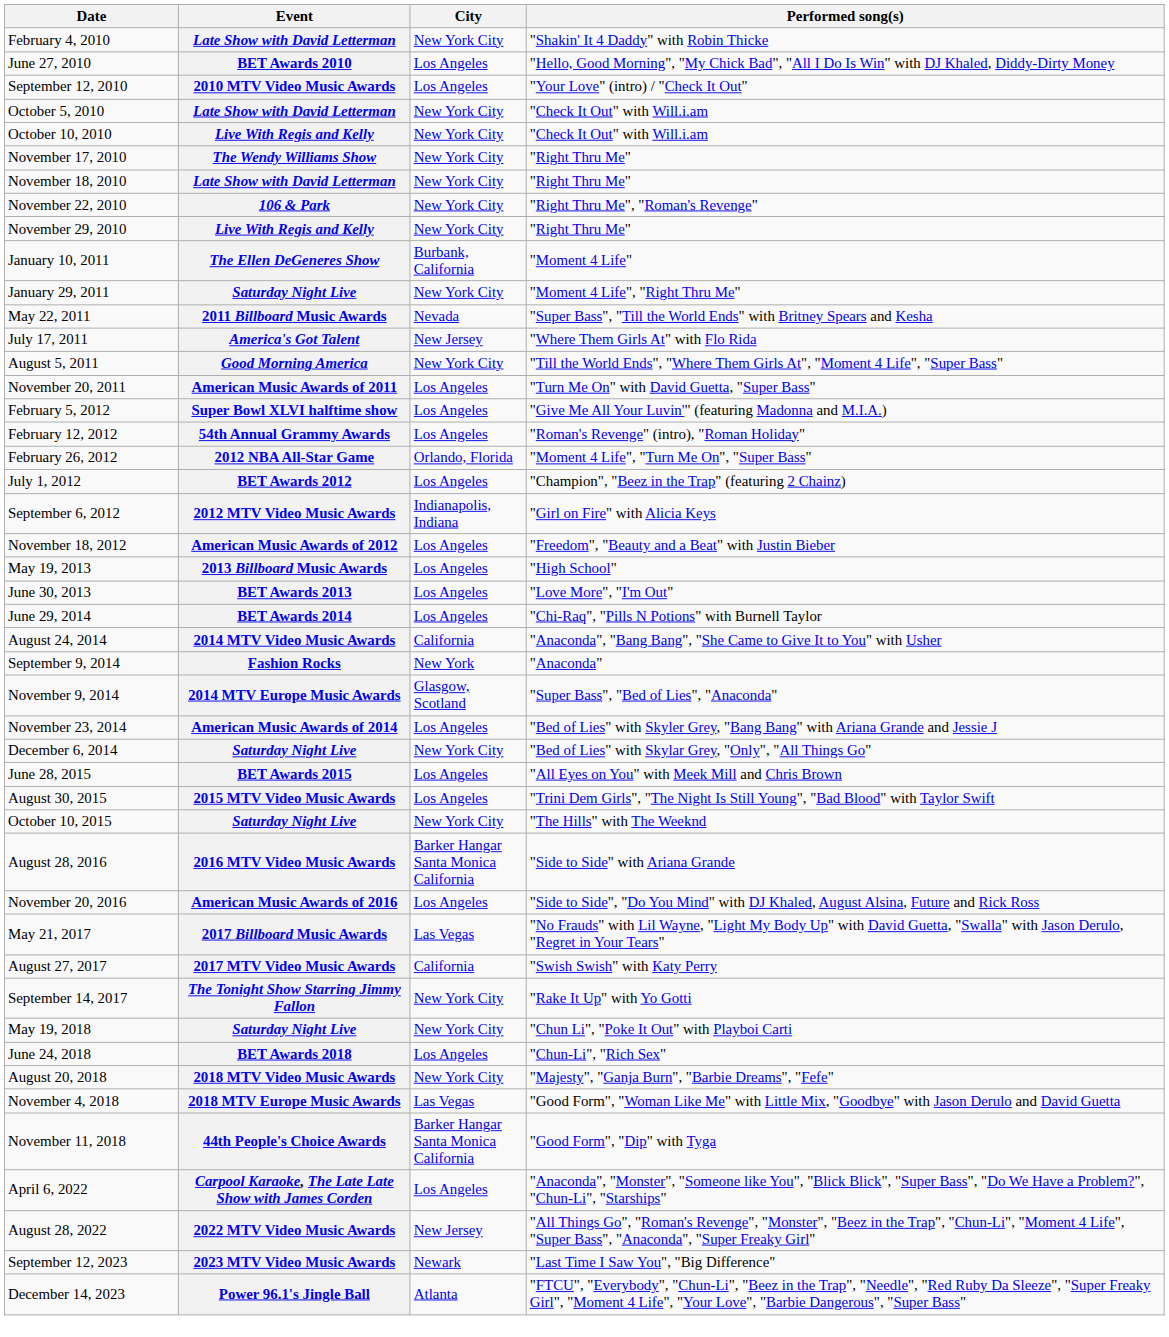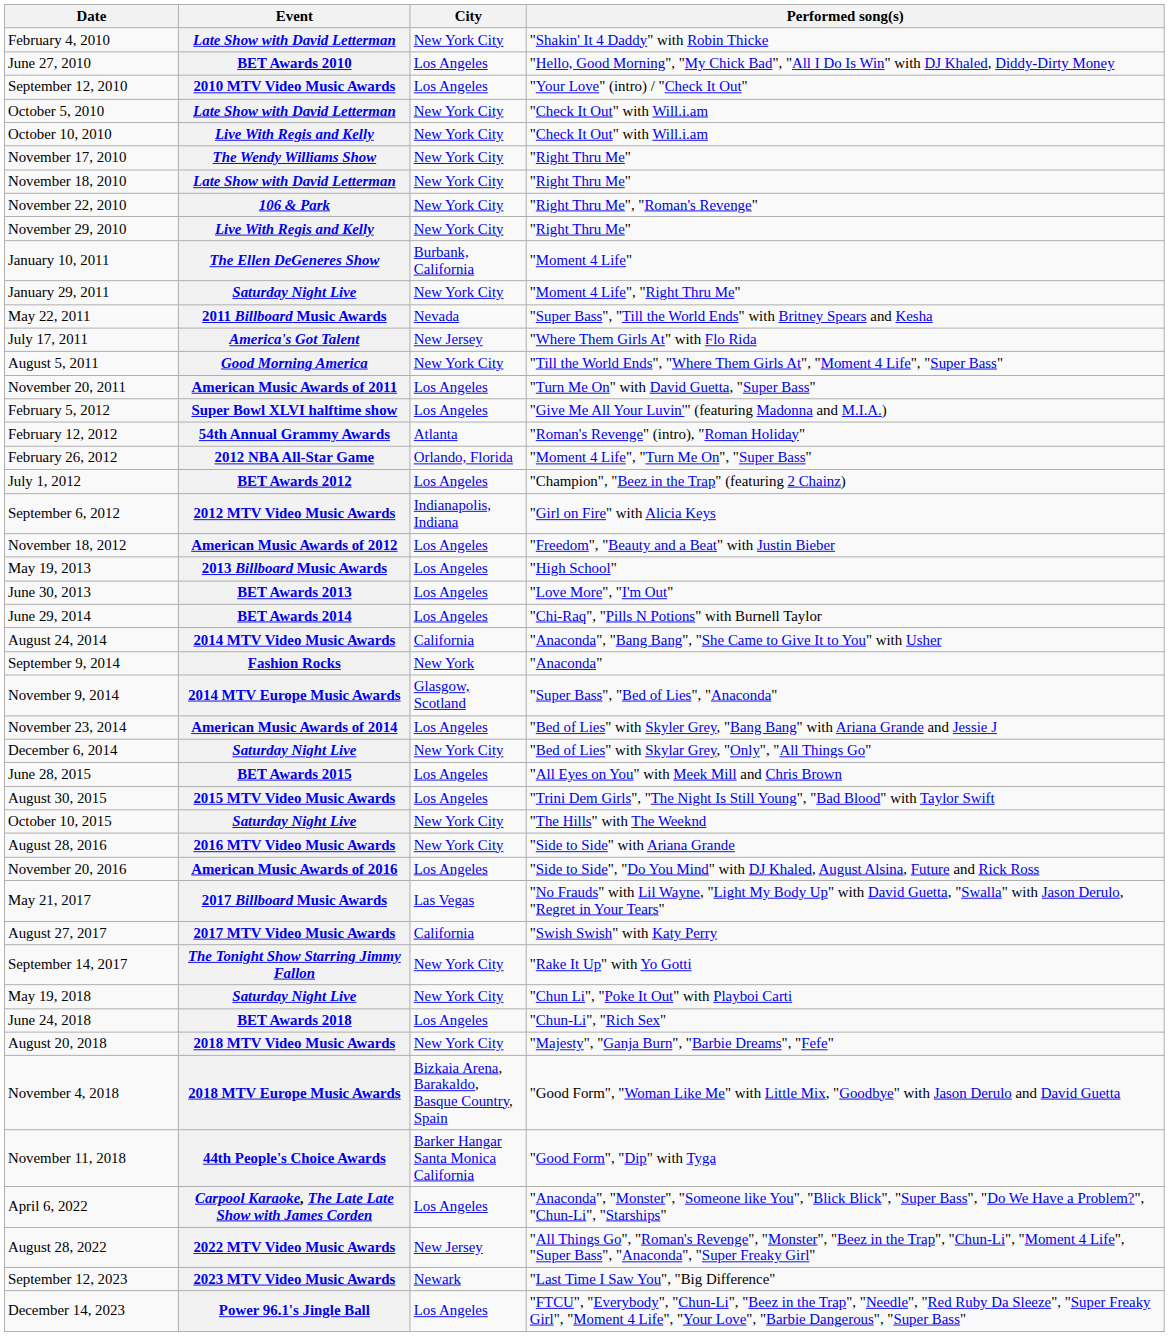(451, 434) Los Angeles -> (436, 434) Atlanta
(458, 862) Barker Hangar Santa Monica California -> (459, 845) New York City
(444, 1101) Las Vegas -> (463, 1092) Bizkaia Arena, Barakaldo, Basque Country, Spain
(436, 1294) Atlanta -> (451, 1311) Los Angeles
